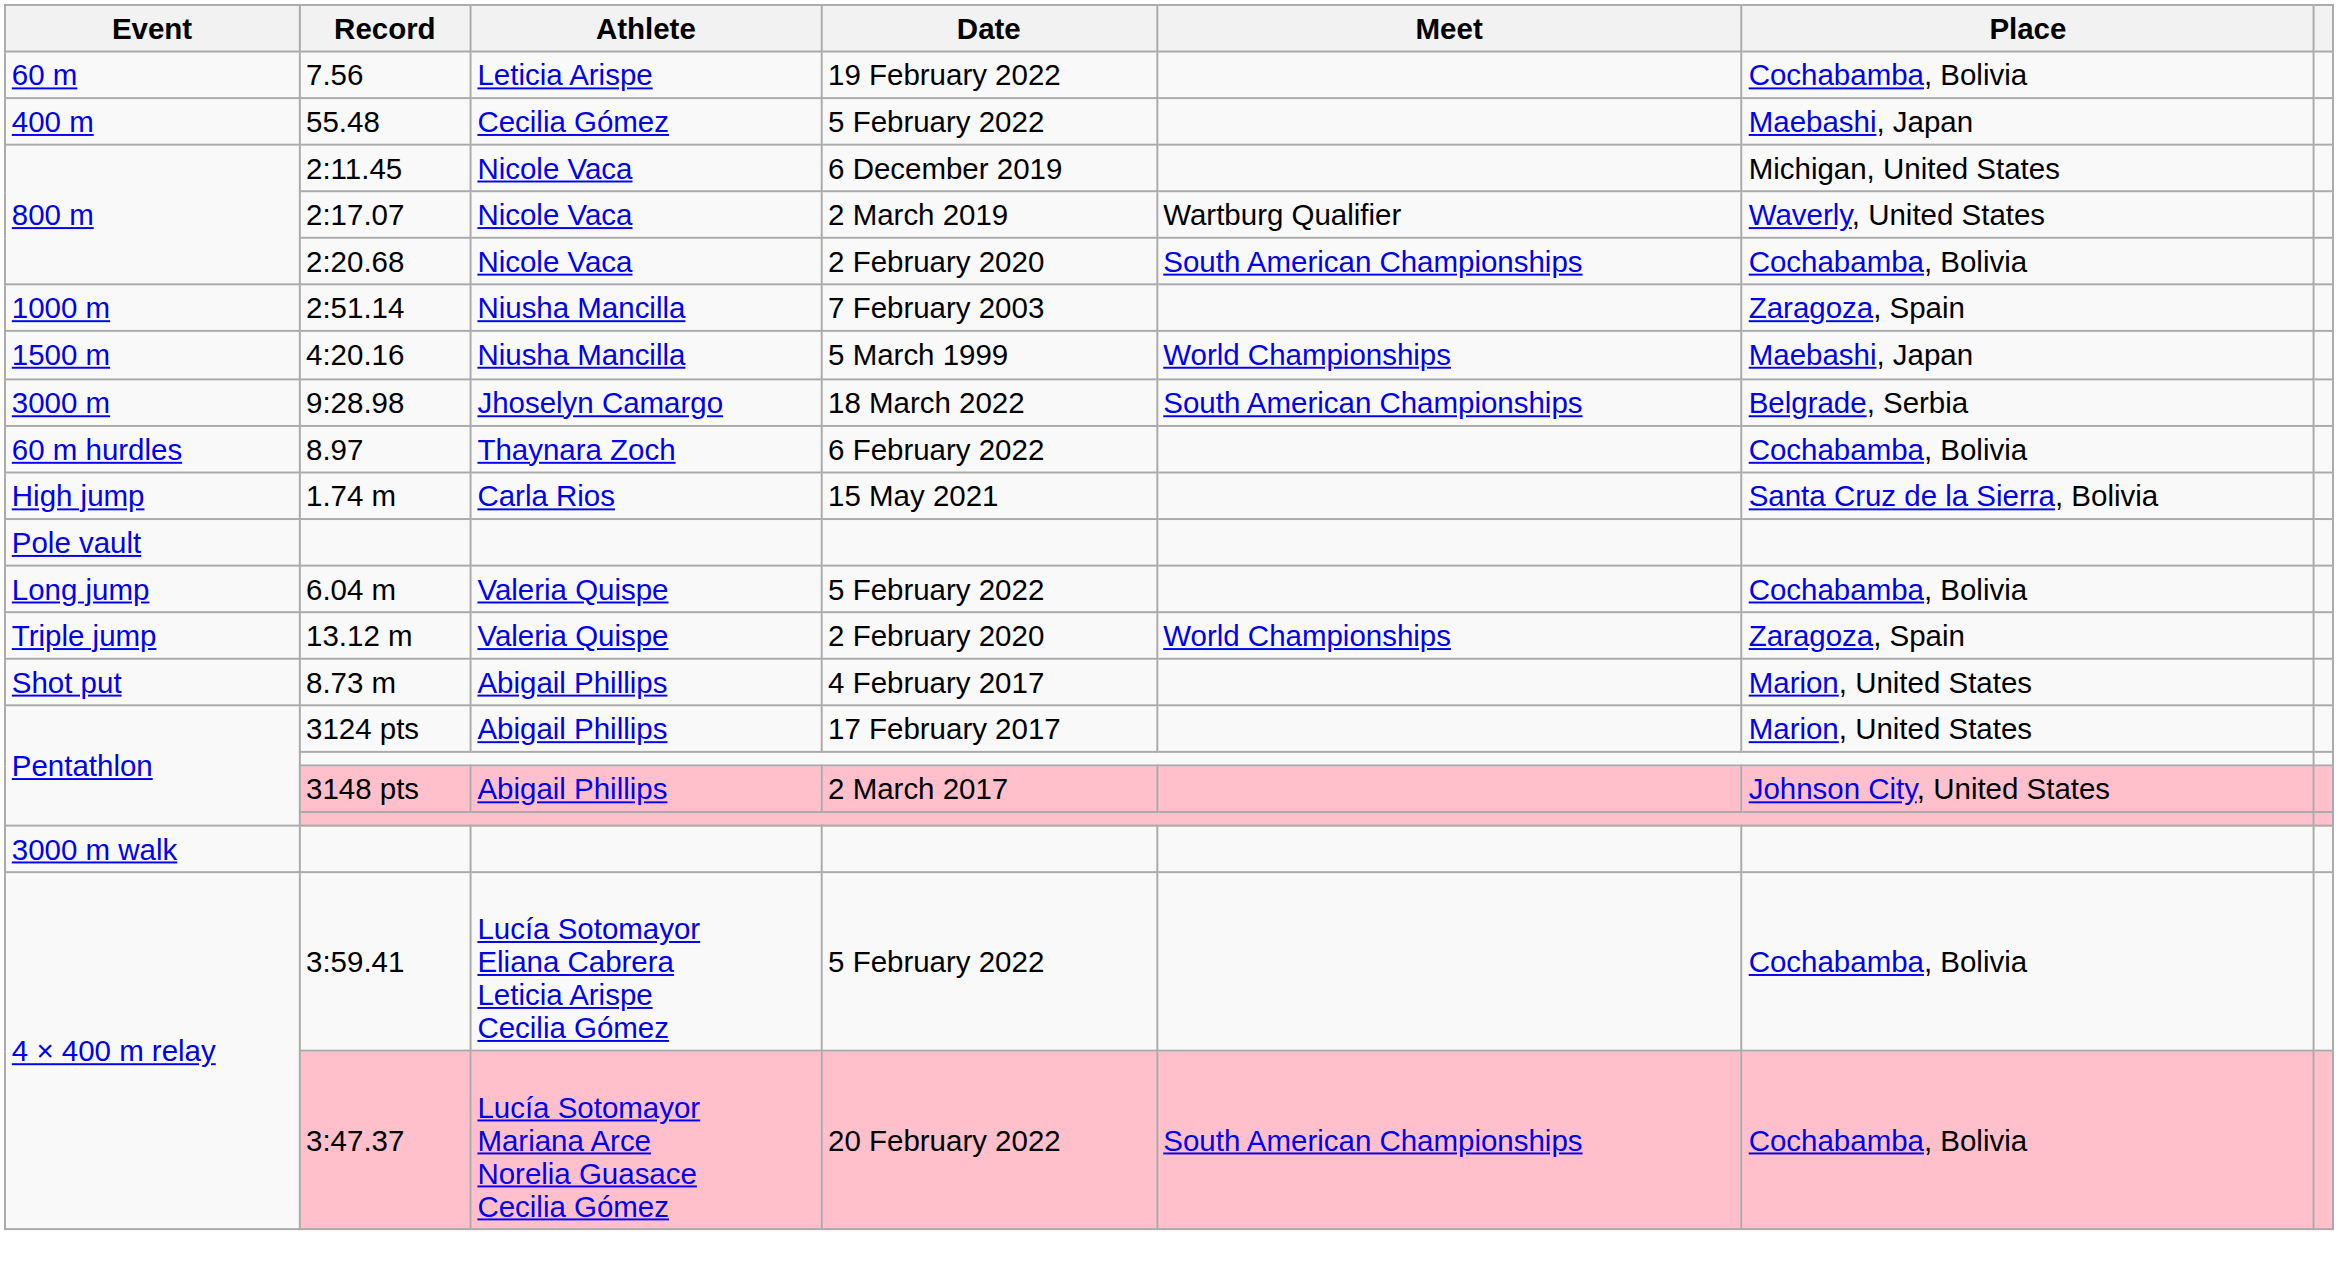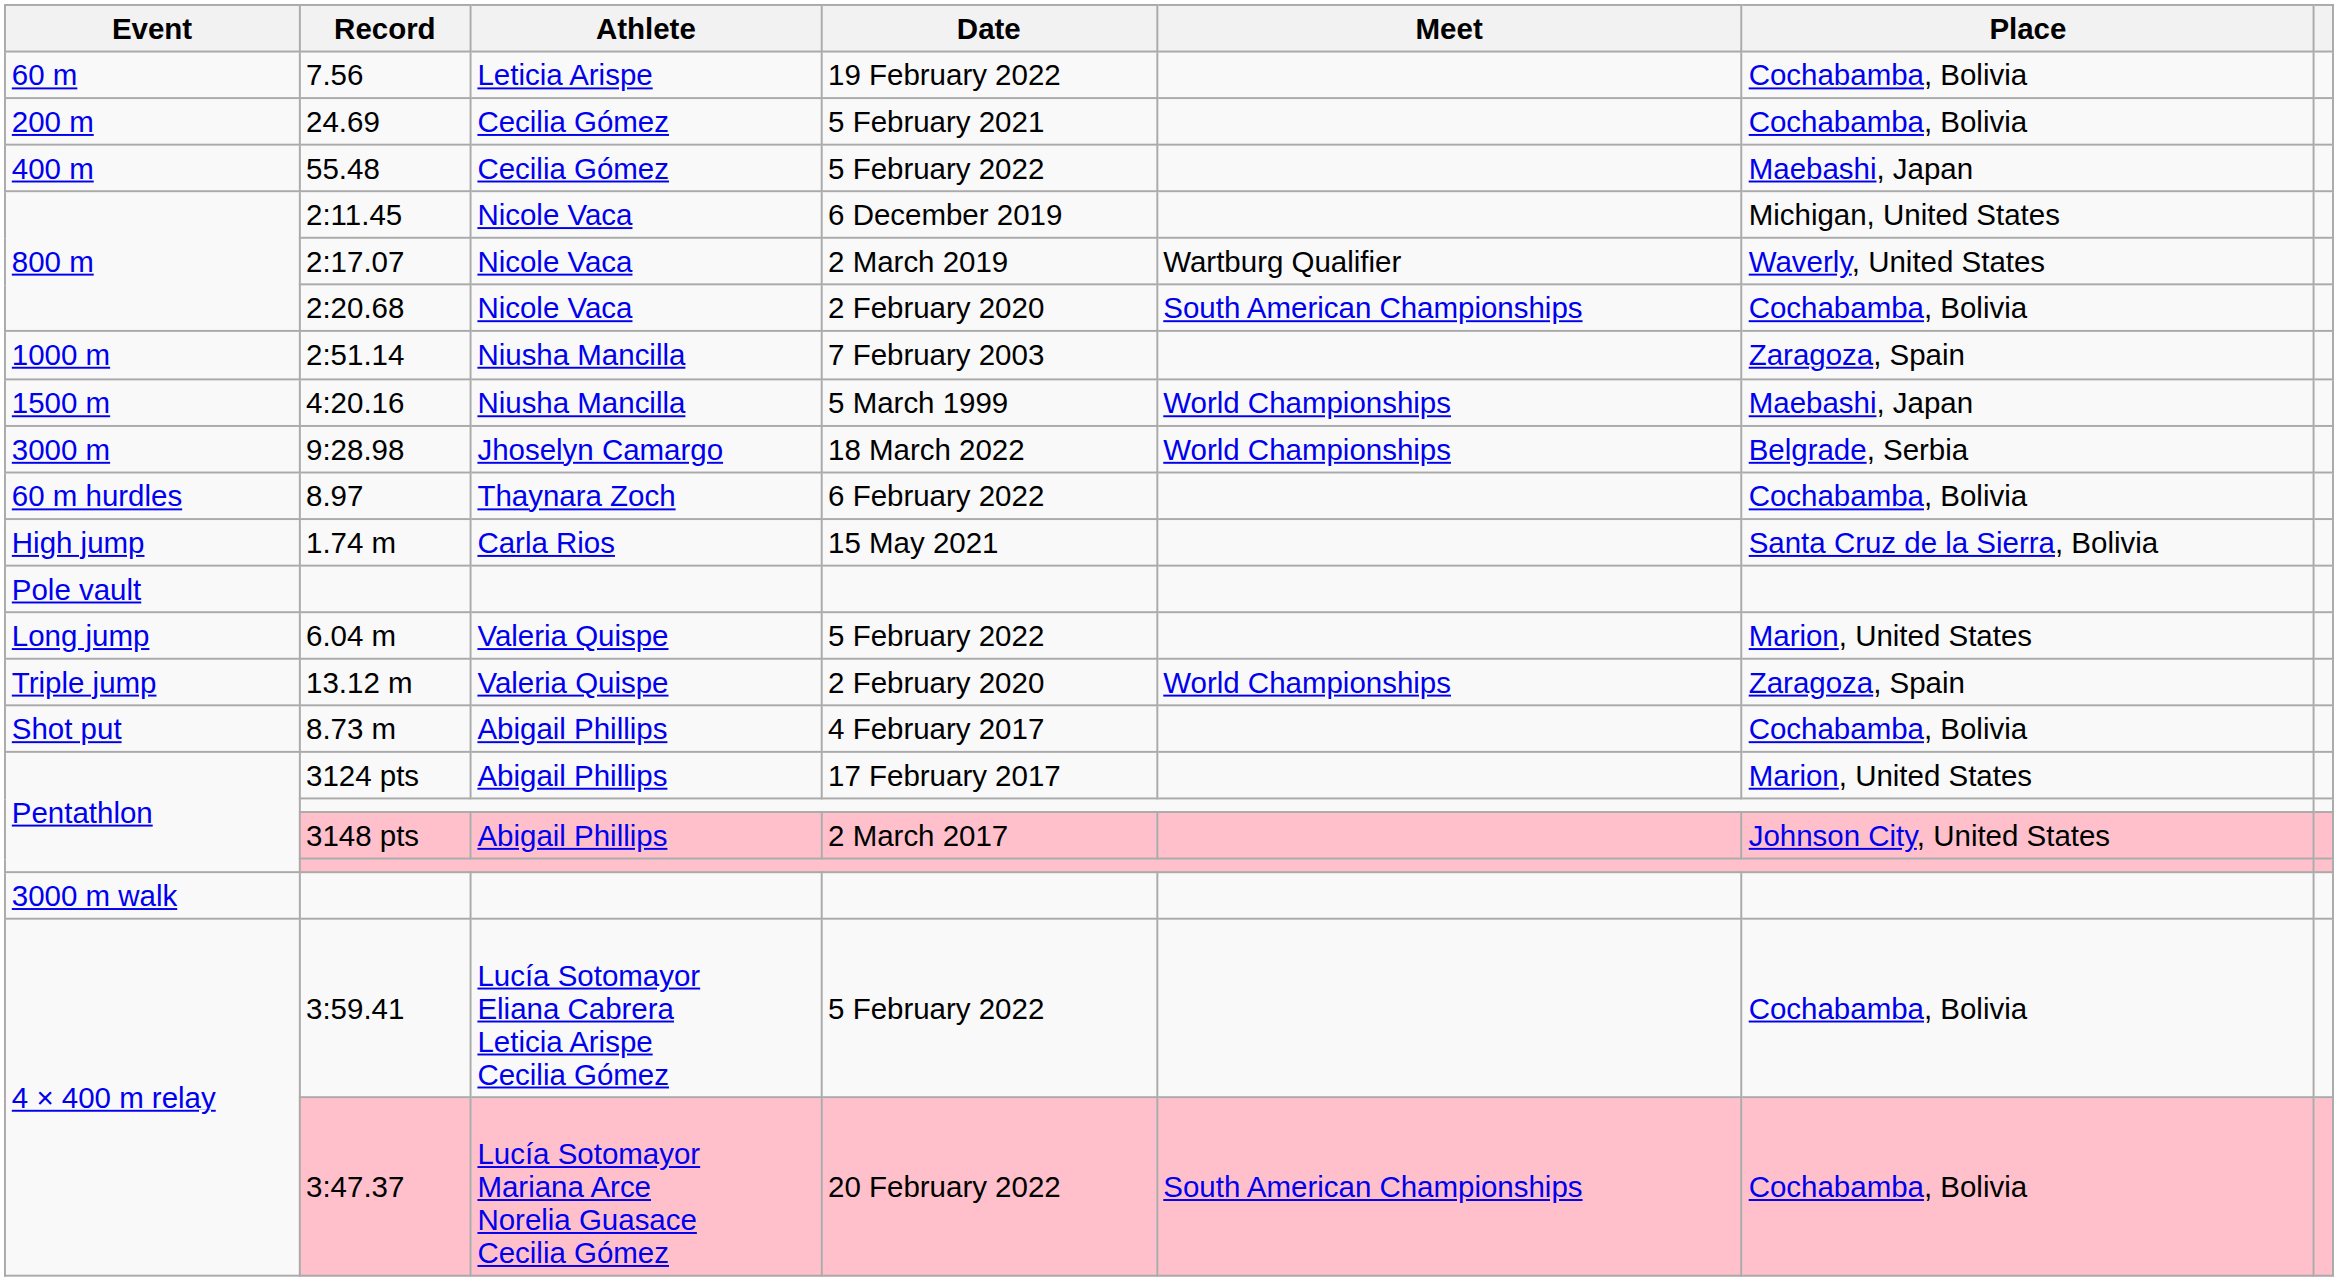+ row: (53, 122)
(1373, 402) South American Championships -> (1307, 449) World Championships
(1888, 589) Cochabamba, Bolivia -> (1890, 635) Marion, United States
(1890, 682) Marion, United States -> (1888, 729) Cochabamba, Bolivia
